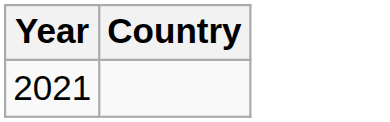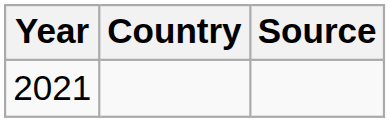+ column: (317, 32)
